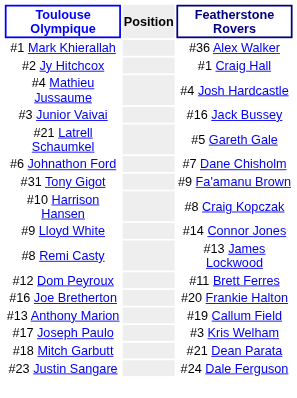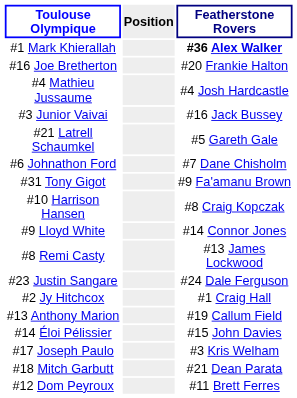(234, 48) normal -> (234, 48) bold
rows swapped: (63, 65) <-> (63, 298)
rows swapped: (63, 280) <-> (63, 368)
+ row: (63, 333)
